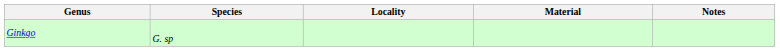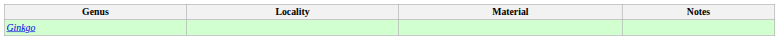- column: (227, 12)
